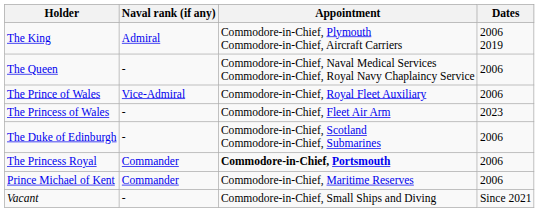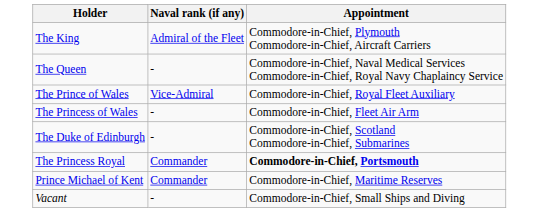- column: (506, 13)
(141, 38) Admiral -> (197, 38) Admiral of the Fleet
